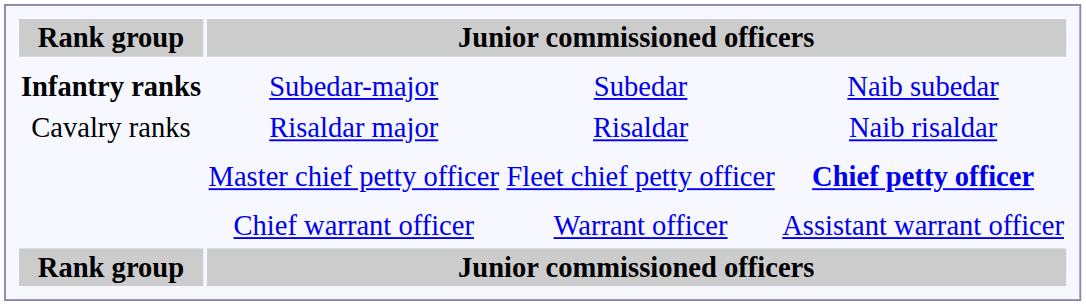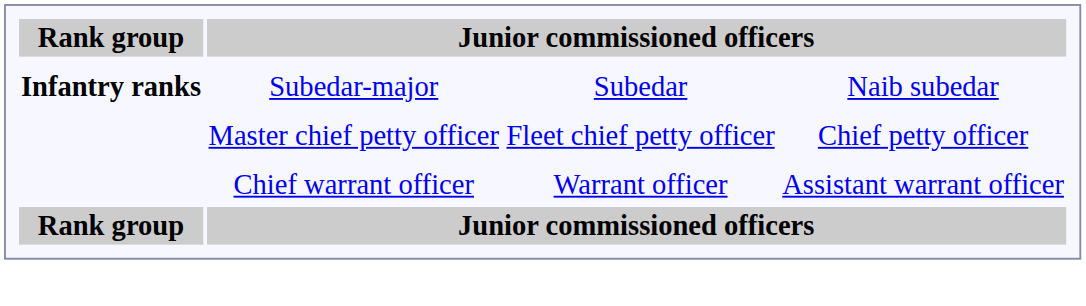- row: (354, 127)
(923, 176) bold -> (923, 135) normal
